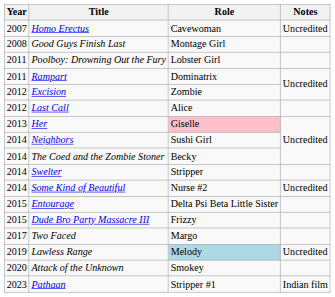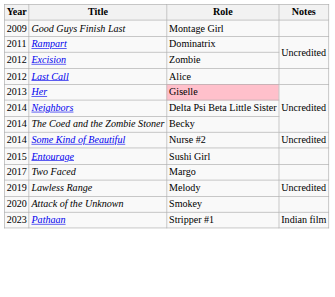- row: (60, 28)
(17, 44) 2008 -> (17, 28) 2009
- row: (99, 60)
(191, 140) Sushi Girl -> (223, 108) Delta Psi Beta Little Sister
- row: (47, 172)
(224, 204) Delta Psi Beta Little Sister -> (190, 156) Sushi Girl
- row: (90, 220)
(186, 252) lightblue background -> (185, 188) no background
